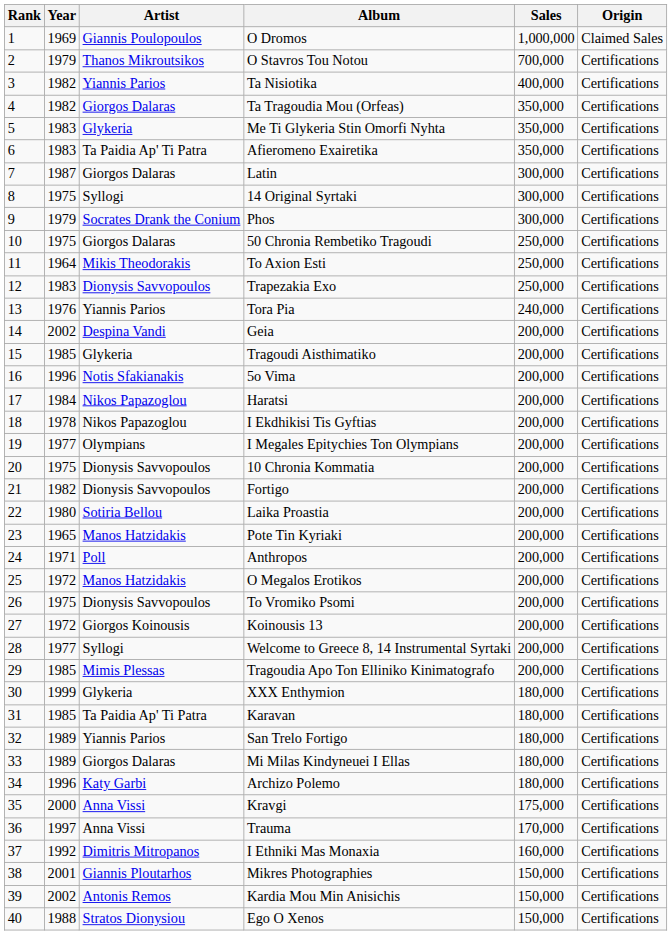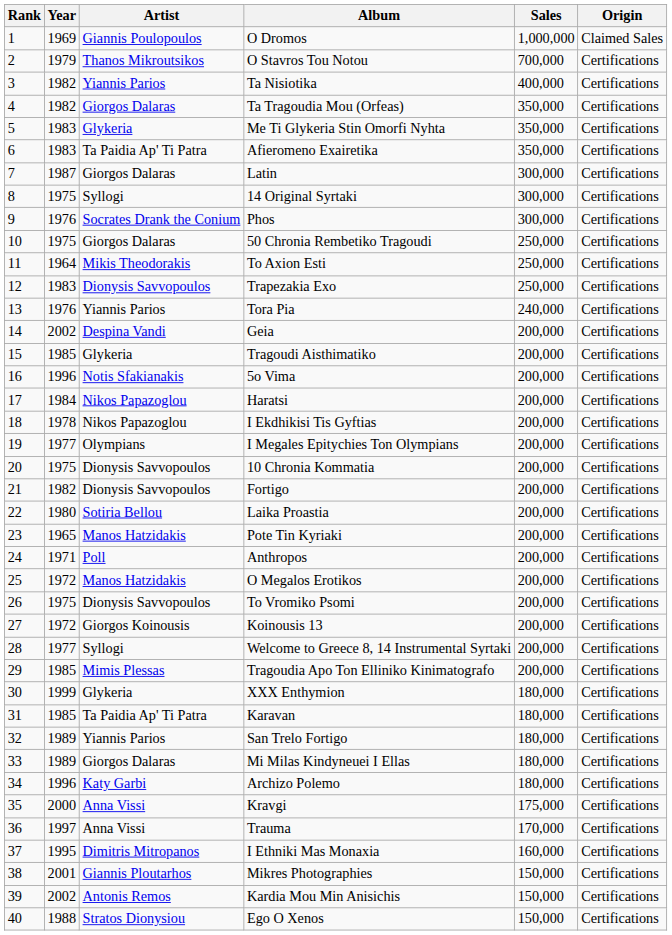(62, 219) 1979 -> (62, 219) 1976
(62, 851) 1992 -> (62, 851) 1995
